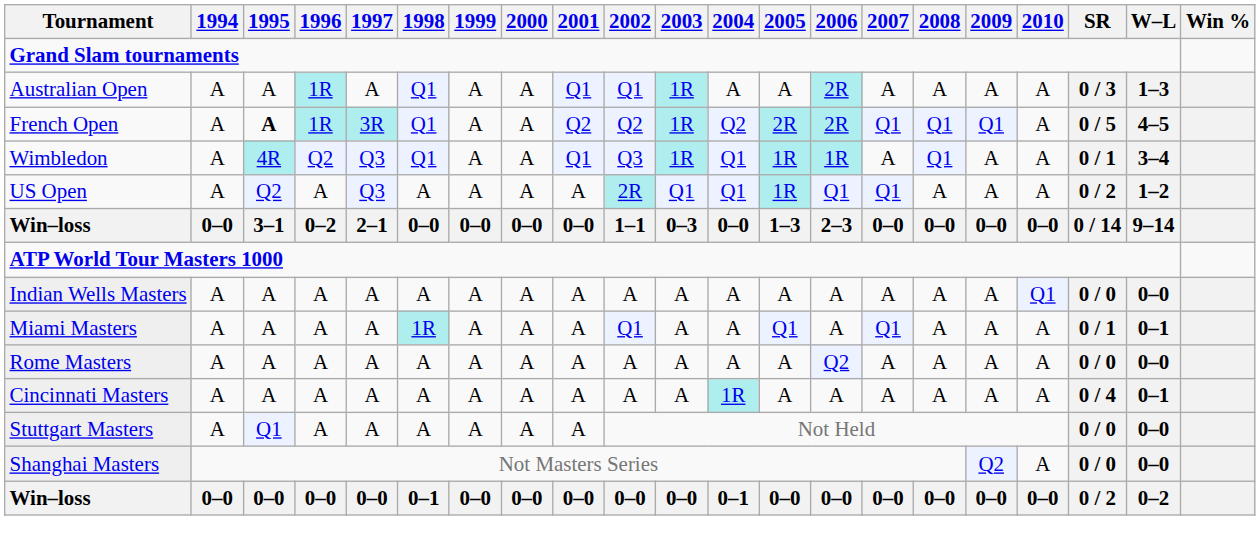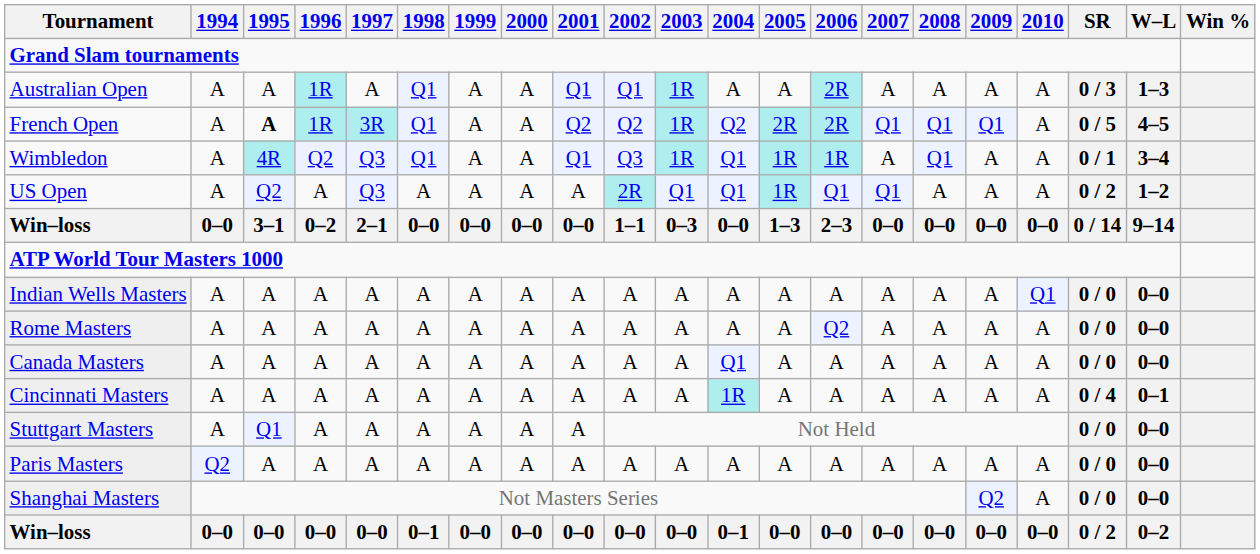- row: (73, 327)
+ row: (77, 361)
+ row: (66, 463)
